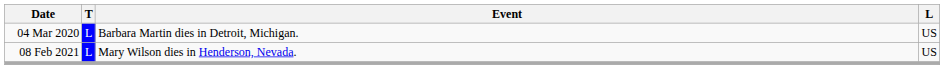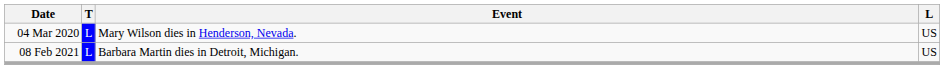(198, 33) Barbara Martin dies in Detroit, Michigan. -> (197, 33) Mary Wilson dies in Henderson, Nevada.
(197, 52) Mary Wilson dies in Henderson, Nevada. -> (198, 52) Barbara Martin dies in Detroit, Michigan.
